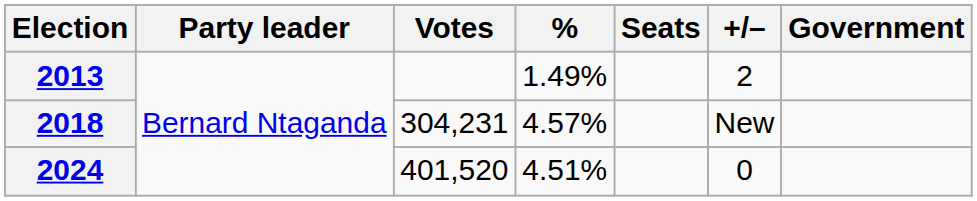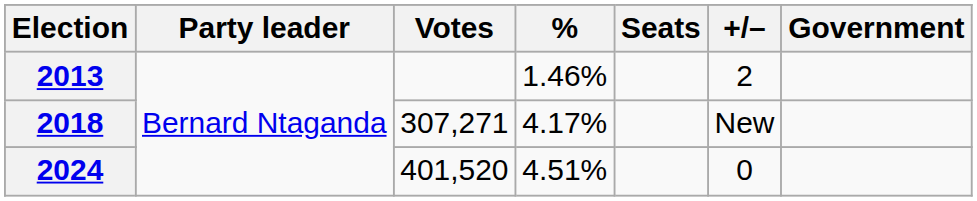(565, 75) 1.49% -> (565, 75) 1.46%
(454, 123) 304,231 -> (454, 123) 307,271
(565, 123) 4.57% -> (565, 123) 4.17%
